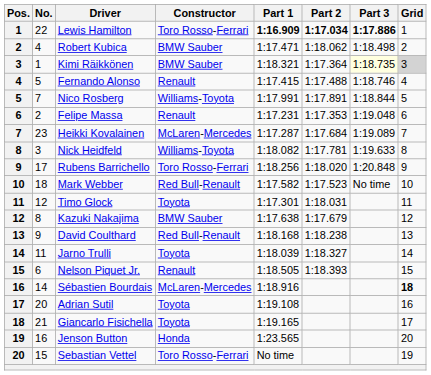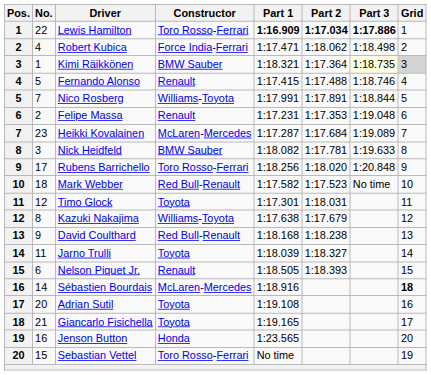(190, 47) BMW Sauber -> (203, 47) Force India-Ferrari
(196, 150) Williams-Toyota -> (190, 150) BMW Sauber
(190, 218) BMW Sauber -> (196, 218) Williams-Toyota
